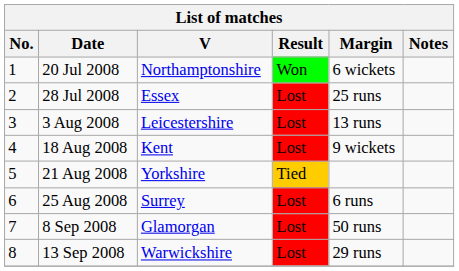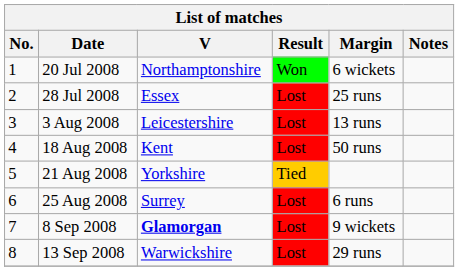(364, 148) 9 wickets -> (357, 148) 50 runs
(178, 226) normal -> (181, 226) bold
(357, 226) 50 runs -> (364, 226) 9 wickets
